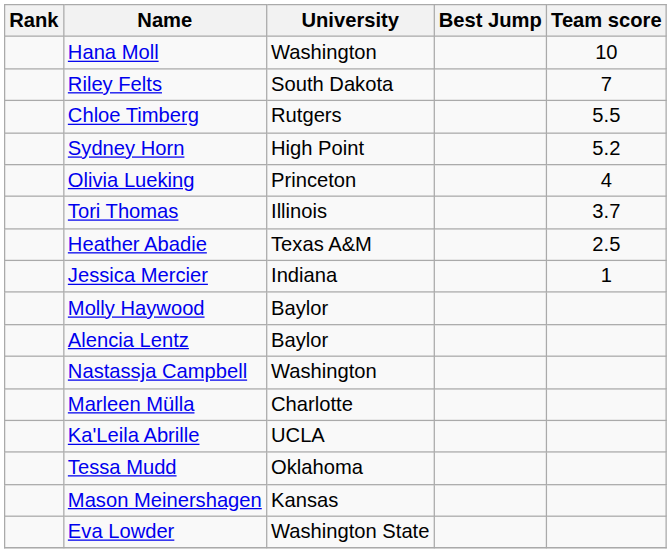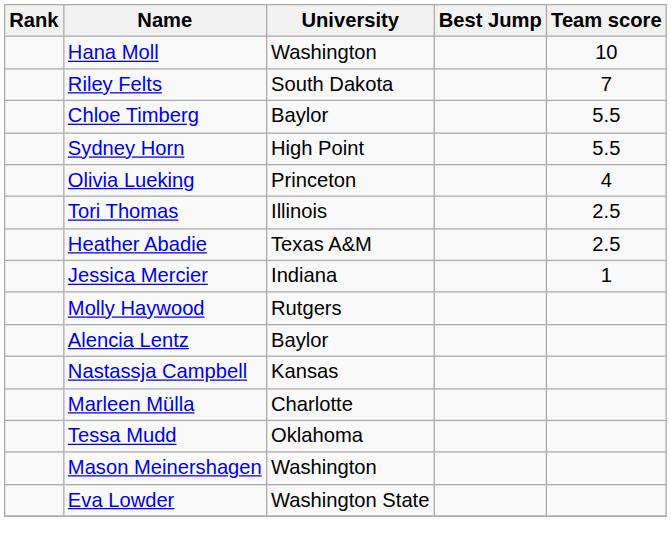(306, 116) Rutgers -> (300, 116) Baylor
(606, 148) 5.2 -> (606, 148) 5.5
(606, 212) 3.7 -> (606, 212) 2.5
(300, 308) Baylor -> (306, 308) Rutgers
(324, 372) Washington -> (305, 372) Kansas
- row: (134, 436)
(305, 500) Kansas -> (324, 468) Washington
